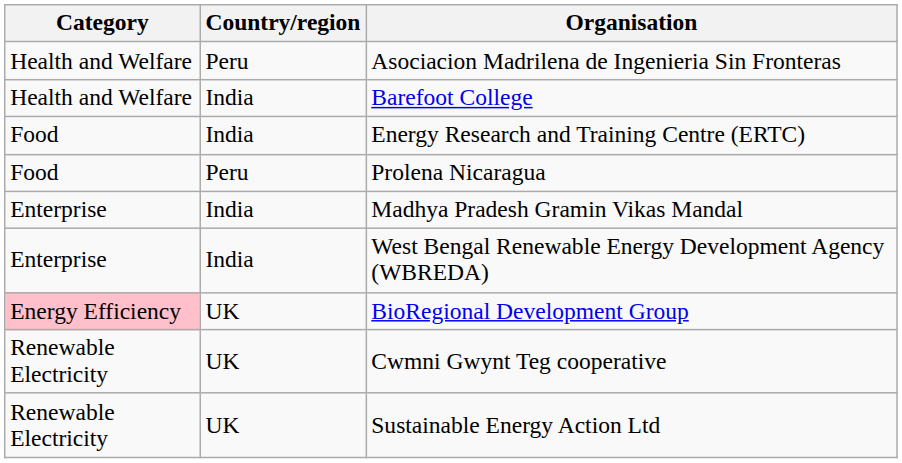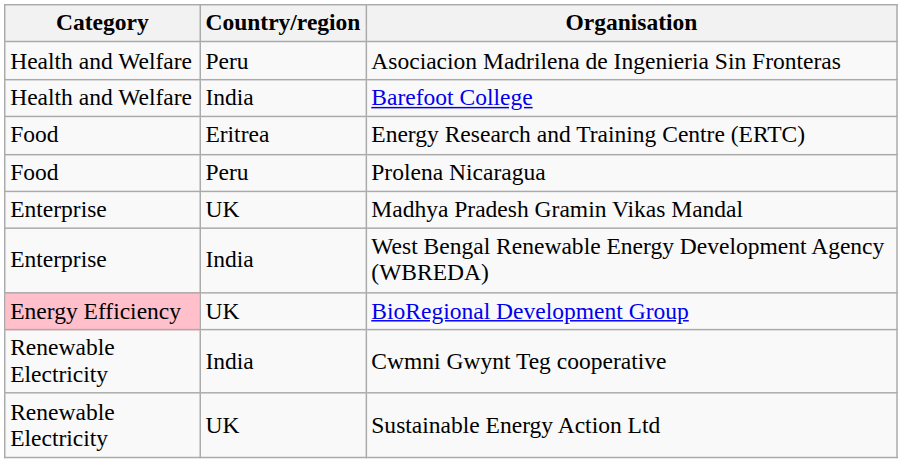(230, 135) India -> (237, 135) Eritrea
(230, 209) India -> (222, 209) UK
(222, 361) UK -> (230, 361) India
